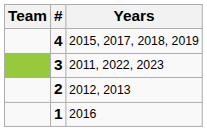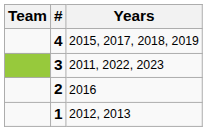(100, 90) 2012, 2013 -> (83, 90) 2016
(83, 114) 2016 -> (100, 114) 2012, 2013
